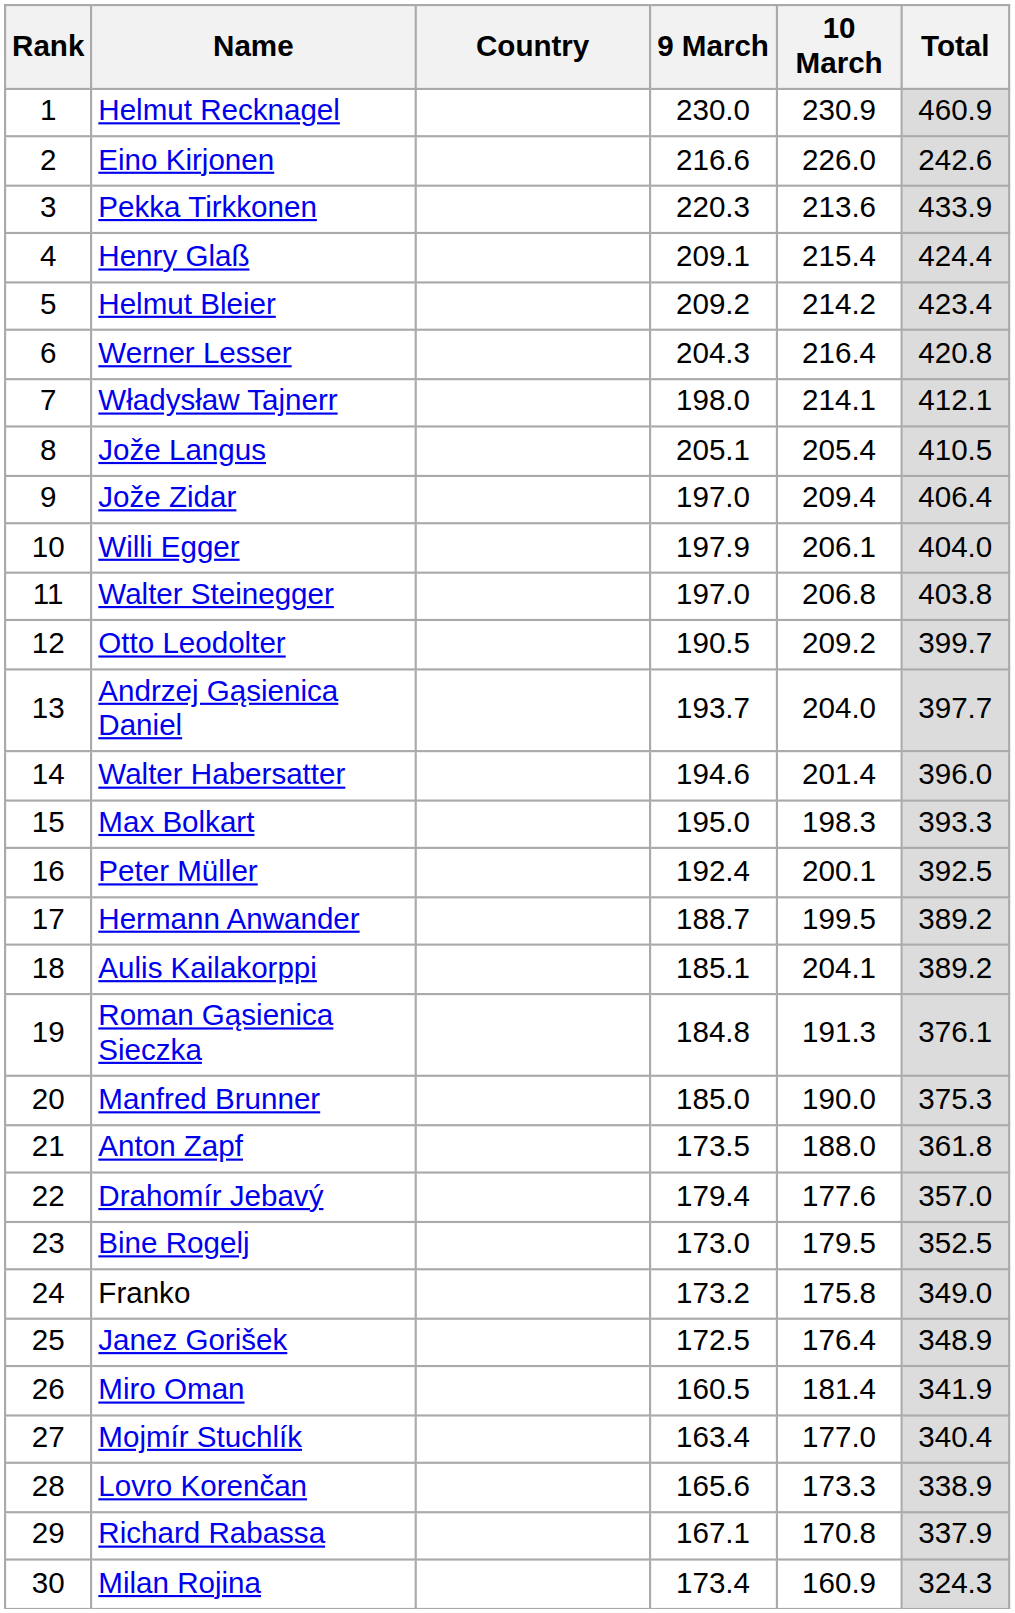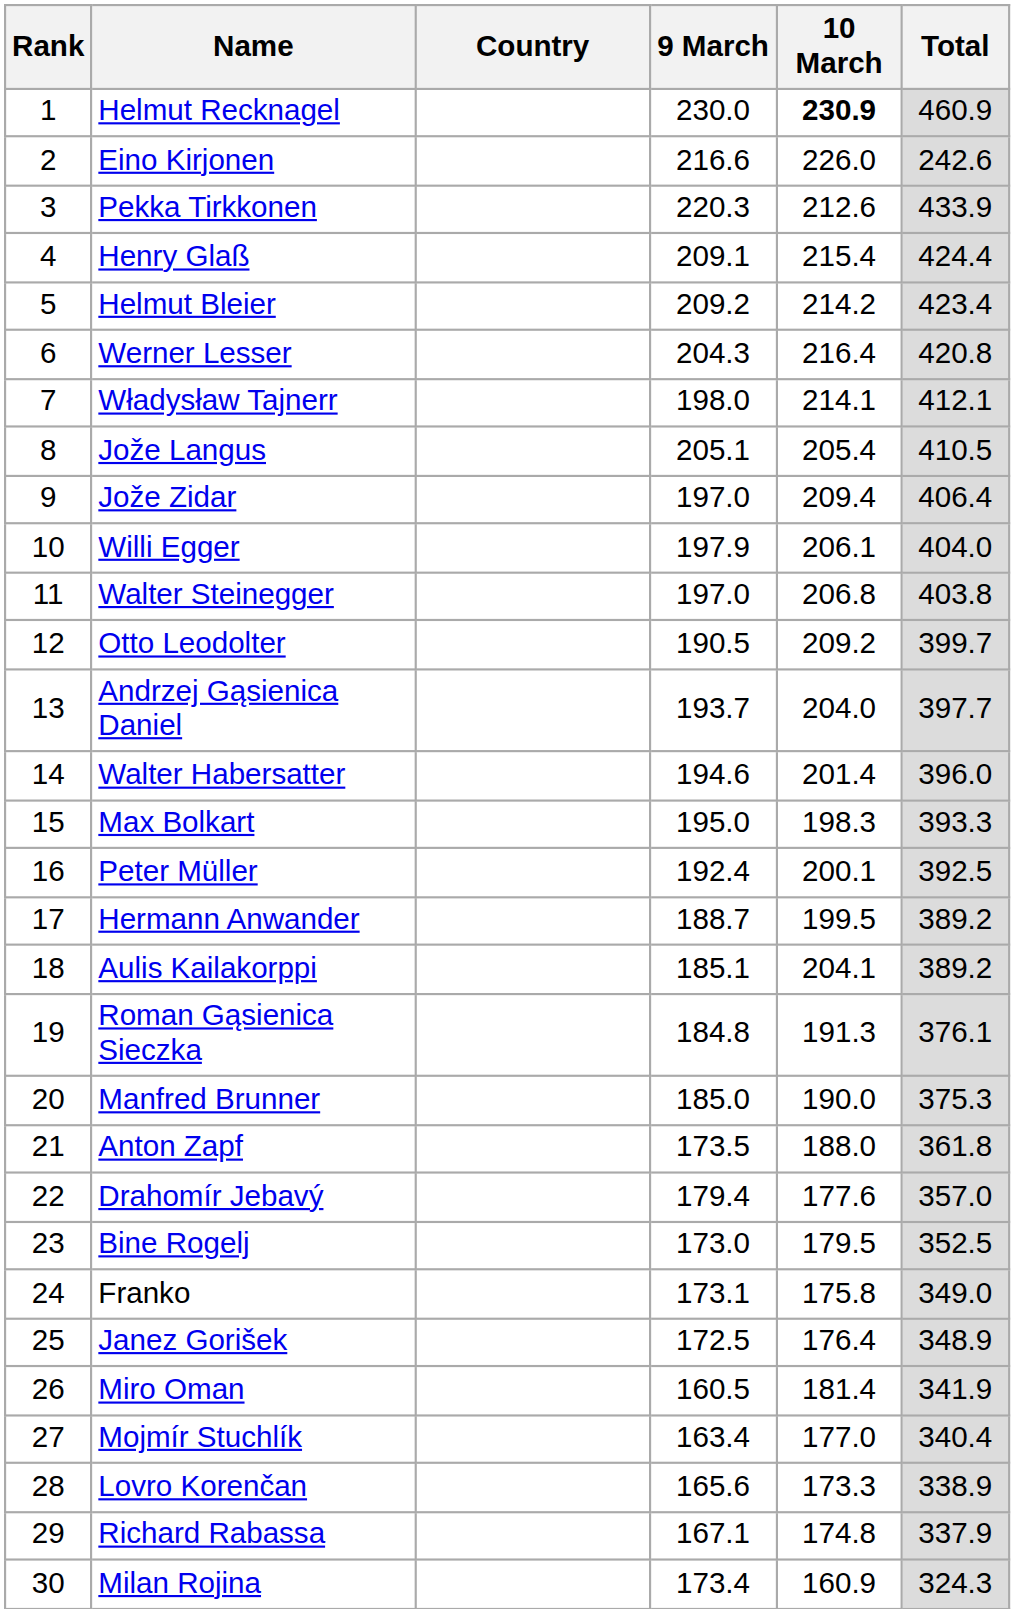(839, 111) normal -> (839, 111) bold
(839, 207) 213.6 -> (839, 207) 212.6
(713, 1292) 173.2 -> (713, 1292) 173.1
(839, 1534) 170.8 -> (839, 1534) 174.8
